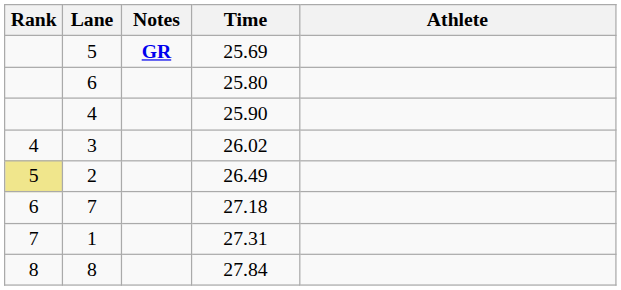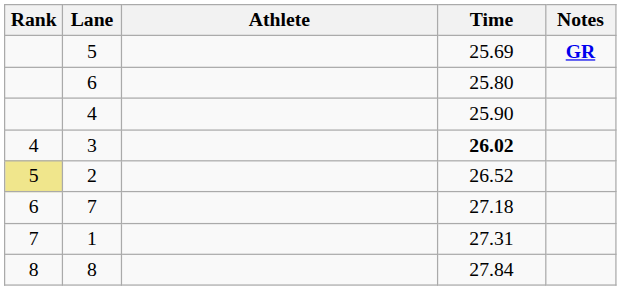columns swapped: (457, 20) <-> (156, 20)
(245, 144) normal -> (491, 144) bold
(245, 176) 26.49 -> (491, 176) 26.52
